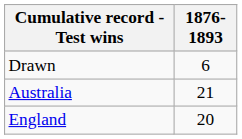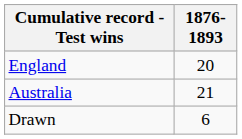rows swapped: (37, 119) <-> (32, 65)
